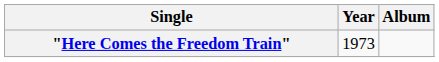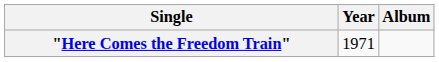(359, 43) 1973 -> (359, 43) 1971
